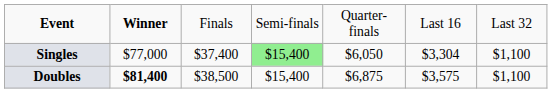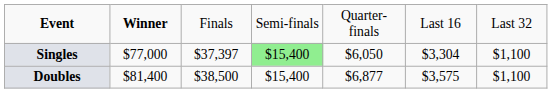(216, 54) $37,400 -> (216, 54) $37,397
(145, 77) bold -> (145, 77) normal
(364, 77) $6,875 -> (364, 77) $6,877
